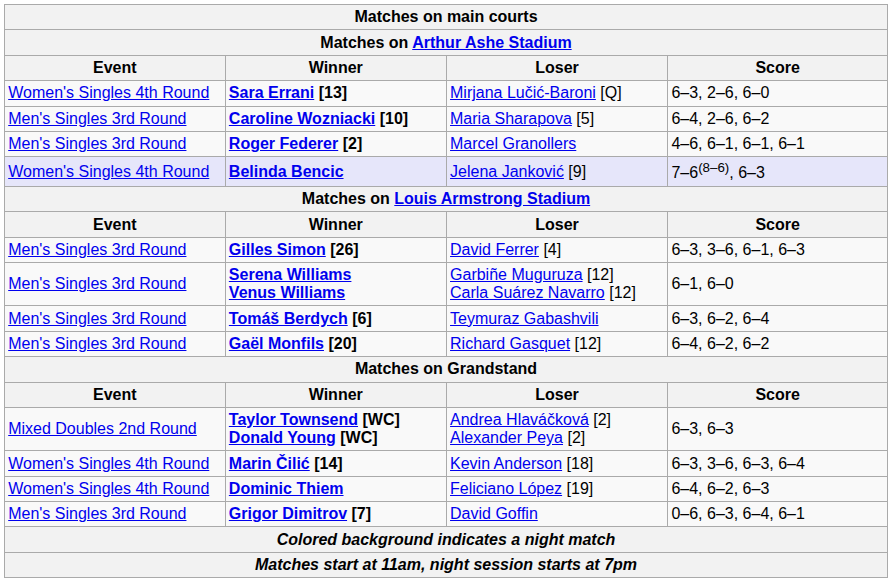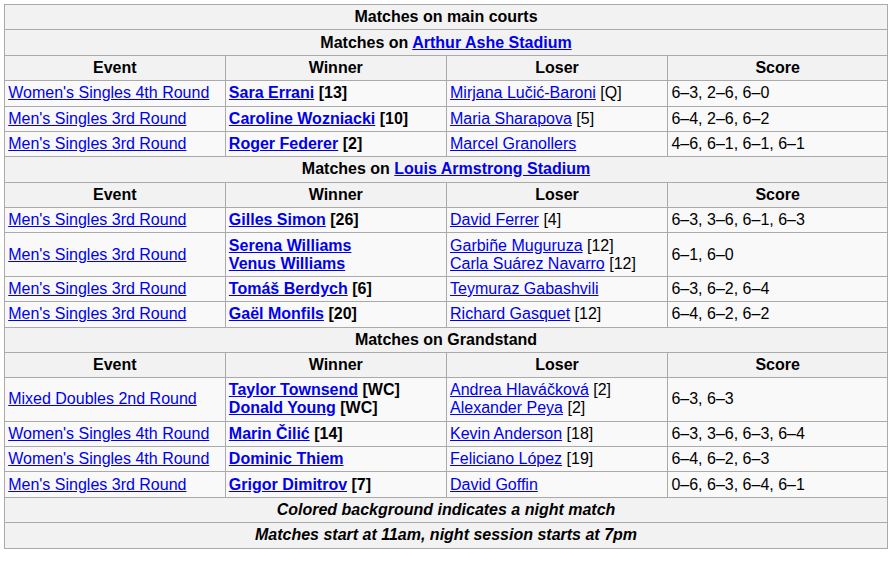- row: (286, 171)
